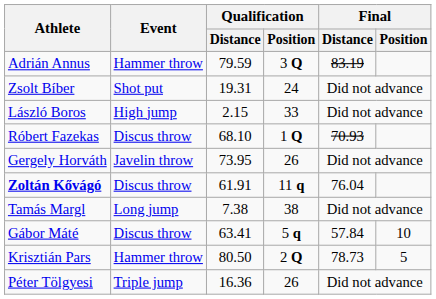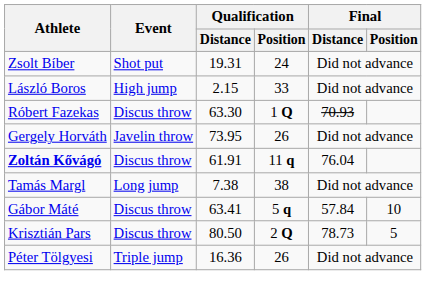- row: (49, 64)
(235, 136) 68.10 -> (225, 112) 63.30
(158, 257) Hammer throw -> (153, 233) Discus throw
